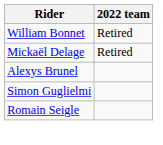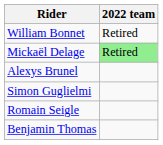(115, 52) no background -> (120, 52) lightgreen background
+ row: (52, 129)
